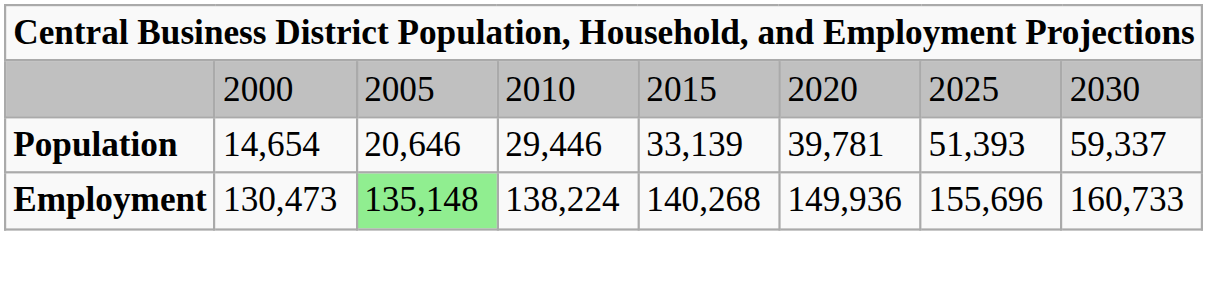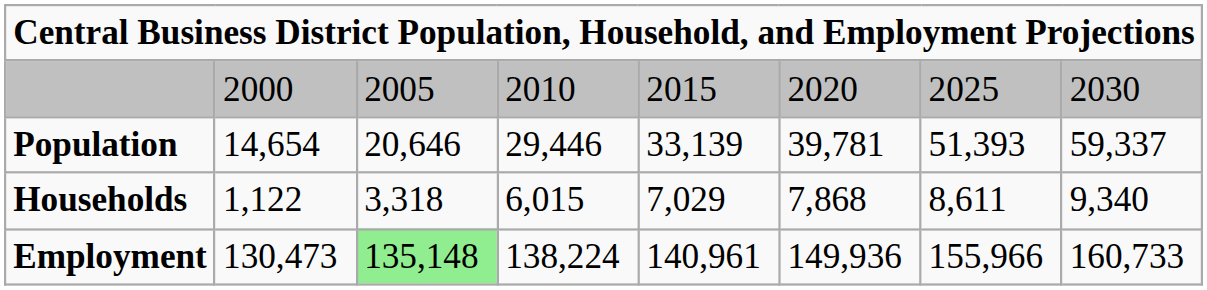+ row: (100, 199)
(704, 199) 140,268 -> (704, 255) 140,961
(986, 199) 155,696 -> (986, 255) 155,966
